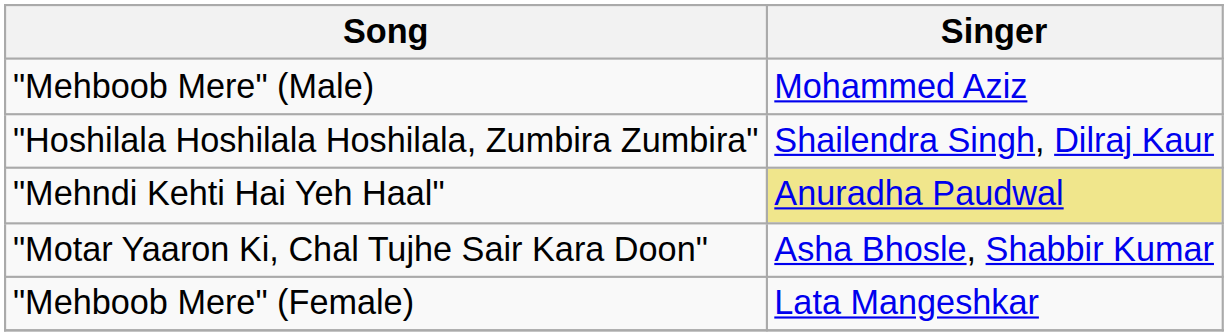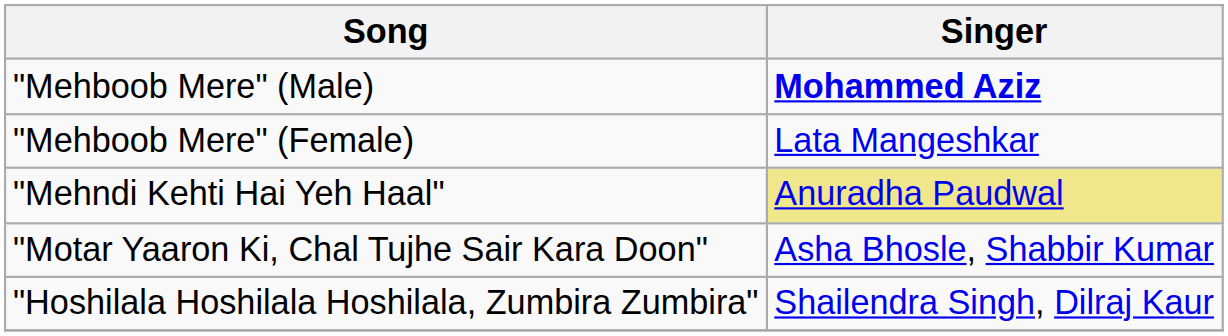(901, 85) normal -> (908, 85) bold
rows swapped: (214, 303) <-> (386, 140)
